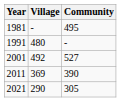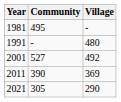columns swapped: (45, 12) <-> (89, 12)
